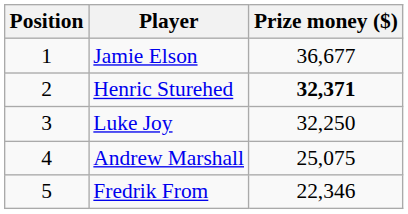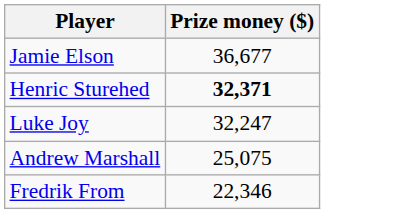- column: (47, 21)
(326, 123) 32,250 -> (242, 123) 32,247
